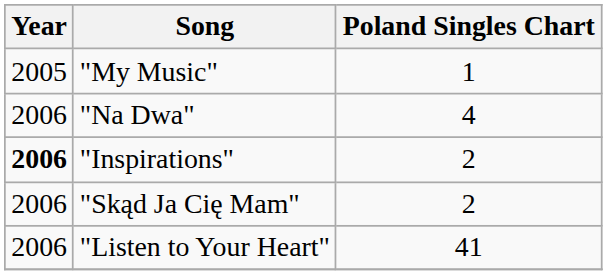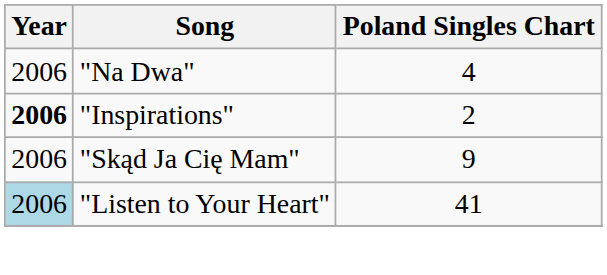- row: (149, 70)
(469, 203) 2 -> (469, 159) 9
(39, 247) no background -> (39, 203) lightblue background
